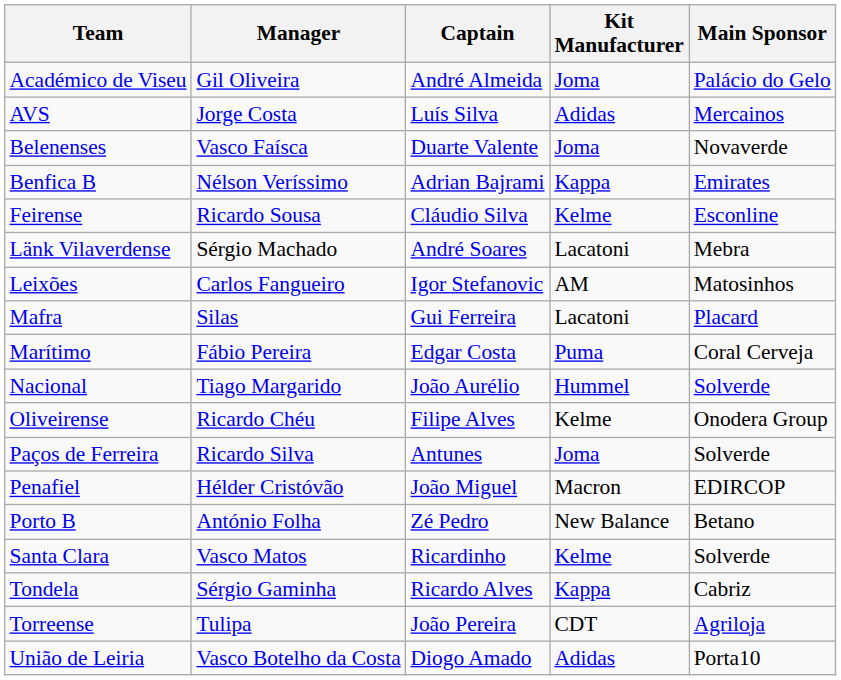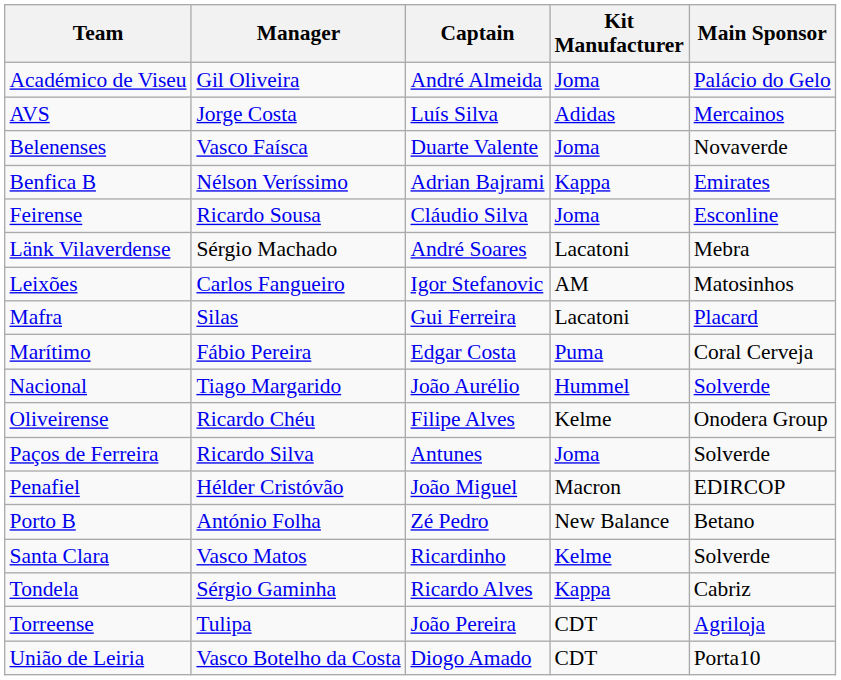(583, 215) Kelme -> (577, 215) Joma
(585, 657) Adidas -> (576, 657) CDT
